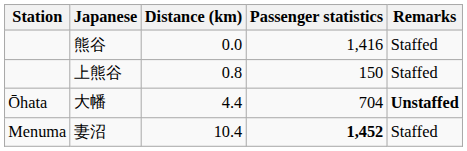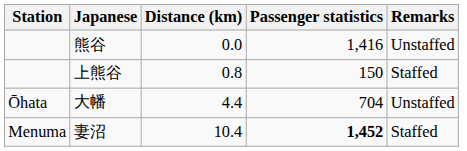(414, 44) Staffed -> (423, 44) Unstaffed
(425, 102) bold -> (423, 102) normal
